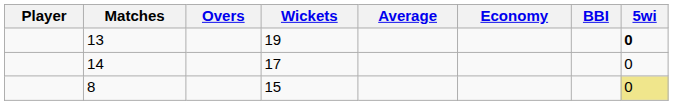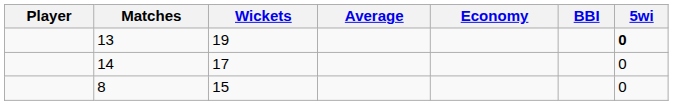- column: (223, 16)
(629, 87) khaki background -> (622, 87) no background
